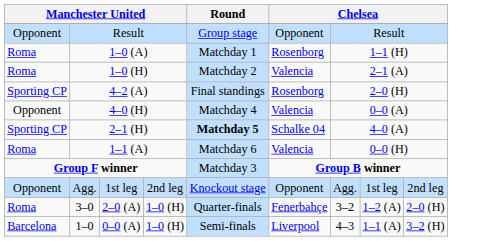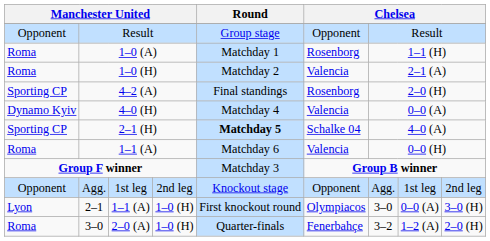(37, 110) Opponent -> (42, 110) Dynamo Kyiv
+ row: (94, 206)
- row: (85, 226)
